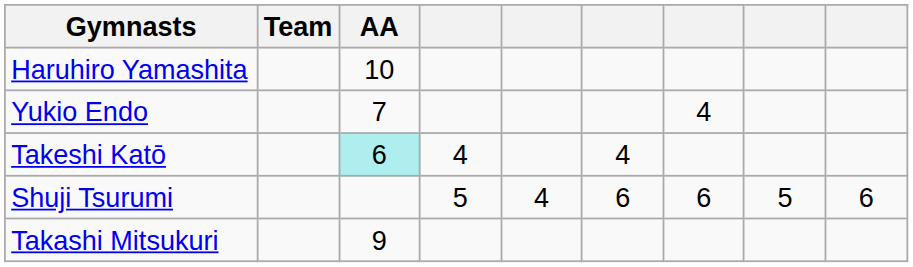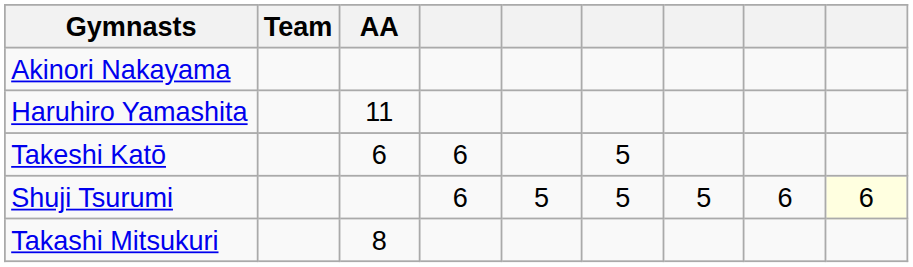+ row: (121, 69)
(379, 69) 10 -> (379, 112) 11
- row: (80, 112)
(379, 155) paleturquoise background -> (379, 155) no background
(460, 155) 4 -> (460, 155) 6
(623, 155) 4 -> (623, 155) 5
(460, 198) 5 -> (460, 198) 6
(542, 198) 4 -> (542, 198) 5
(623, 198) 6 -> (623, 198) 5
(704, 198) 6 -> (704, 198) 5
(785, 198) 5 -> (785, 198) 6
(866, 198) no background -> (866, 198) lightyellow background
(379, 241) 9 -> (379, 241) 8
